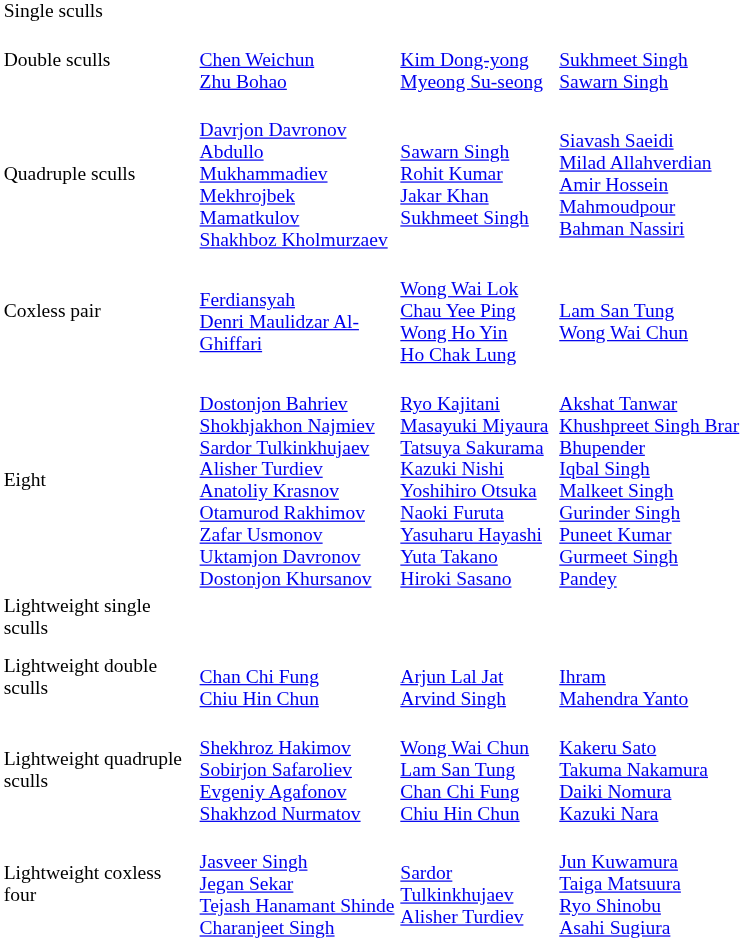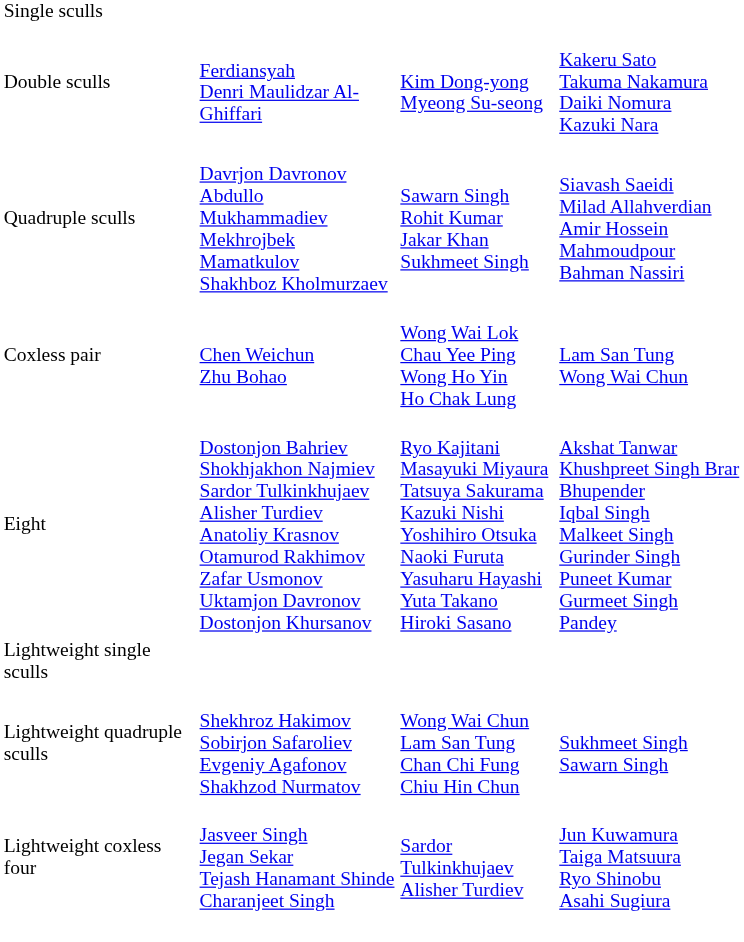(257, 70) Chen Weichun Zhu Bohao -> (279, 92) Ferdiansyah Denri Maulidzar Al-Ghiffari
(623, 70) Sukhmeet Singh Sawarn Singh -> (634, 92) Kakeru Sato Takuma Nakamura Daiki Nomura Kazuki Nara
(279, 321) Ferdiansyah Denri Maulidzar Al-Ghiffari -> (257, 365) Chen Weichun Zhu Bohao
- row: (80, 676)
(634, 780) Kakeru Sato Takuma Nakamura Daiki Nomura Kazuki Nara -> (623, 753) Sukhmeet Singh Sawarn Singh
